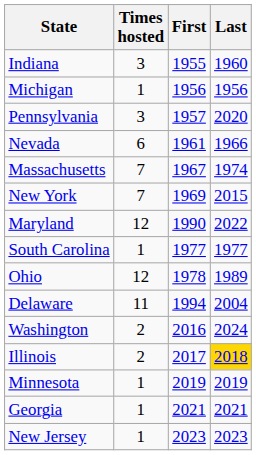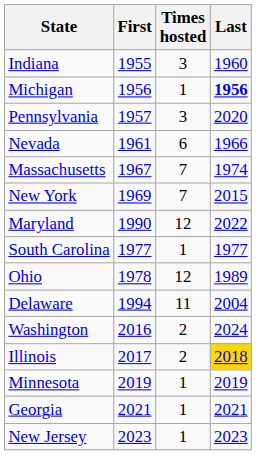columns swapped: (141, 27) <-> (189, 27)
(231, 90) normal -> (231, 90) bold
